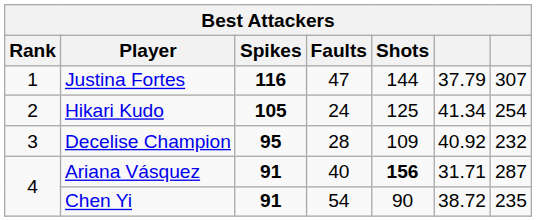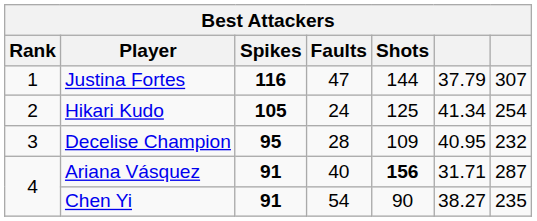(462, 141) 40.92 -> (462, 141) 40.95
(462, 202) 38.72 -> (462, 202) 38.27
